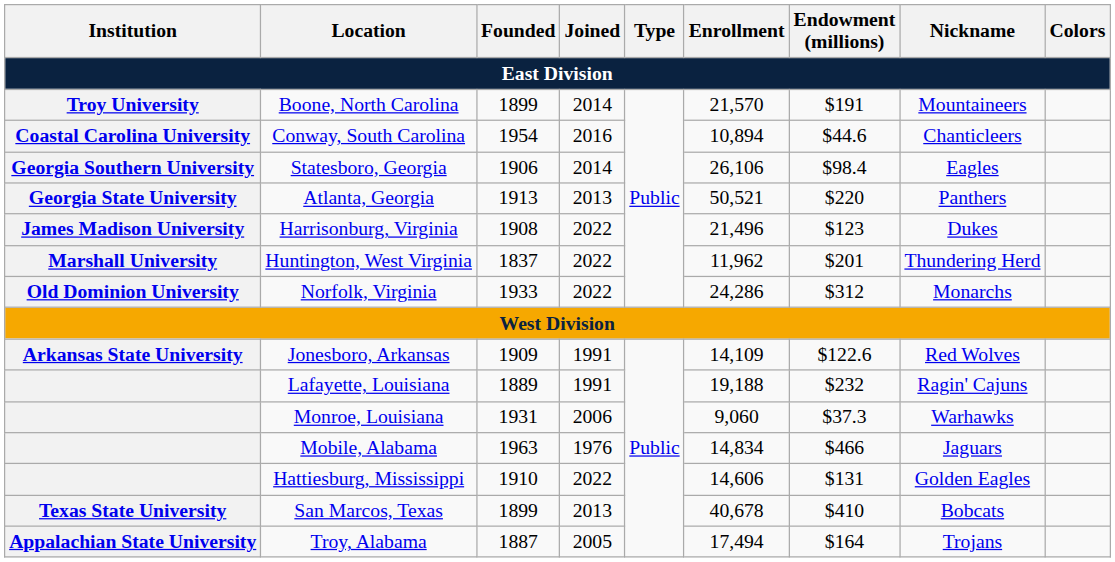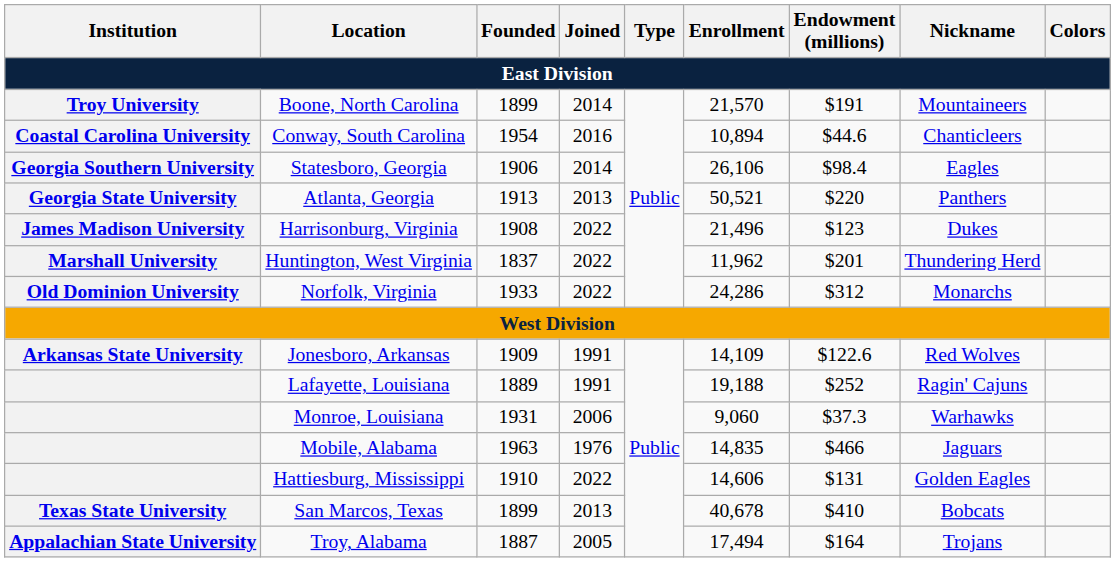(844, 385) $232 -> (844, 385) $252
(737, 447) 14,834 -> (737, 447) 14,835
